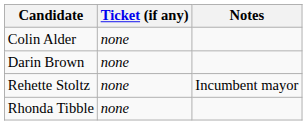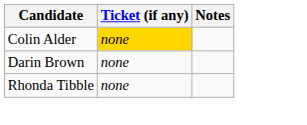(115, 39) no background -> (115, 39) gold background
- row: (49, 85)
